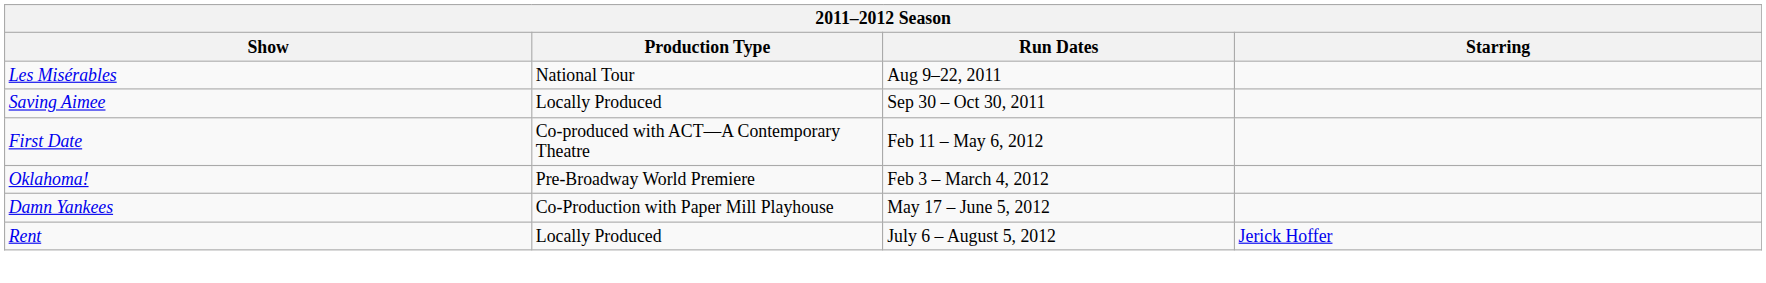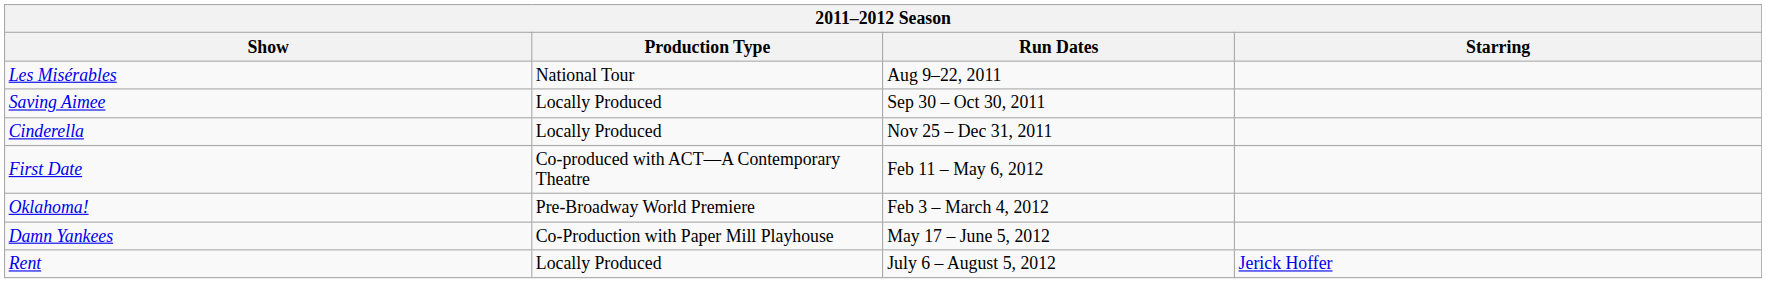+ row: (46, 131)
